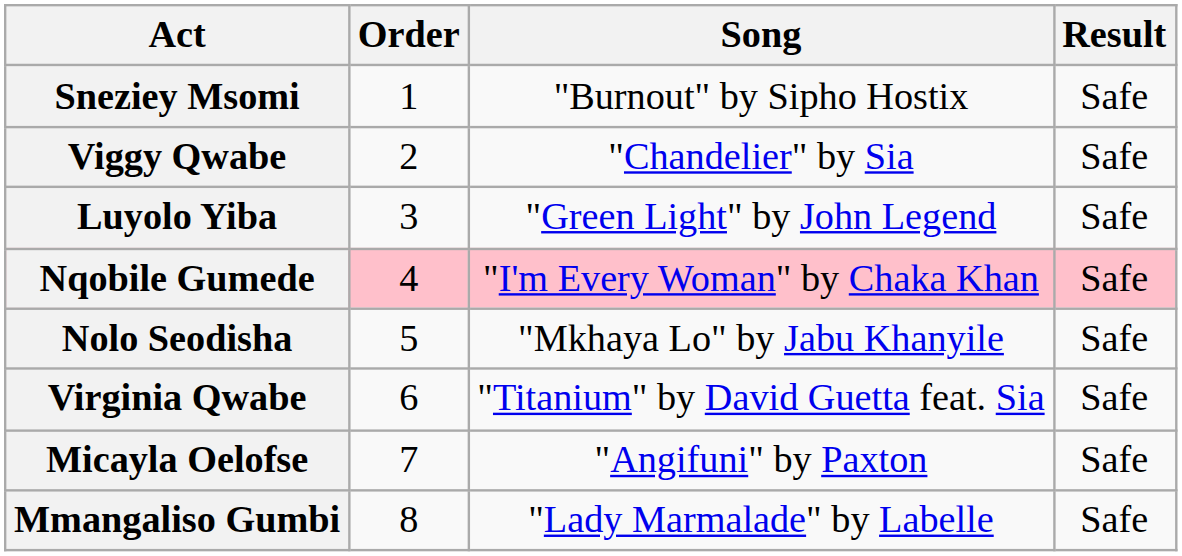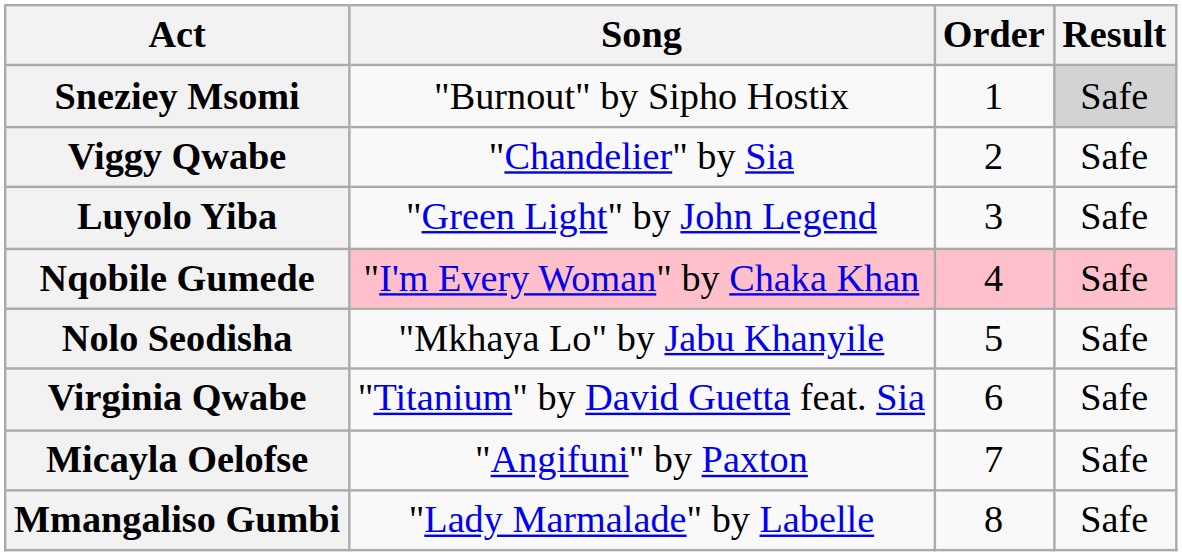columns swapped: (409, 34) <-> (761, 34)
(1114, 95) no background -> (1114, 95) lightgrey background
